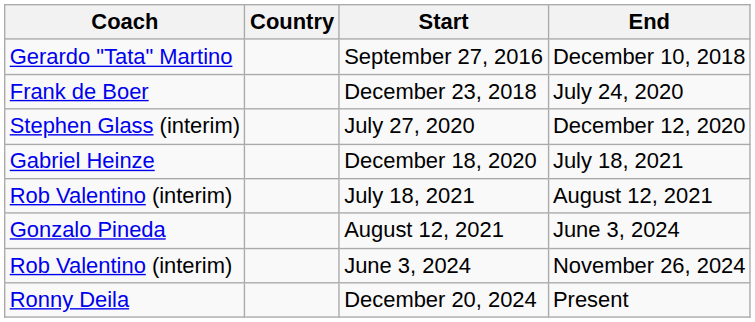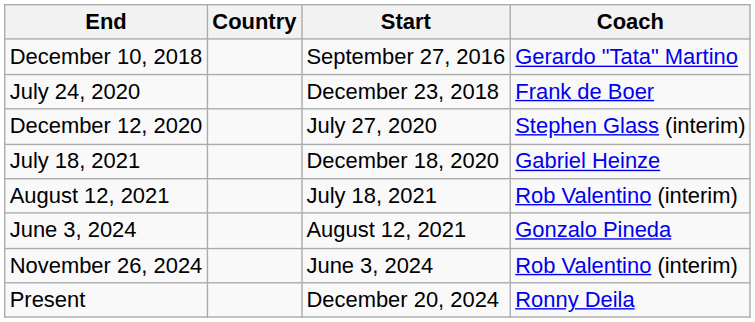columns swapped: (125, 21) <-> (649, 21)
